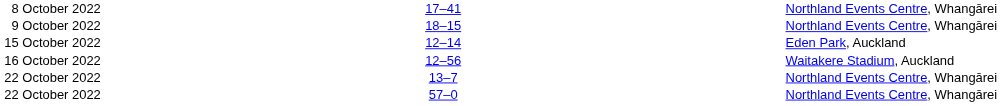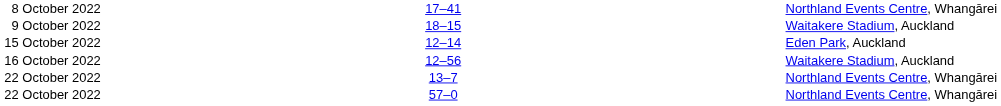(891, 26) Northland Events Centre, Whangārei -> (870, 26) Waitakere Stadium, Auckland
